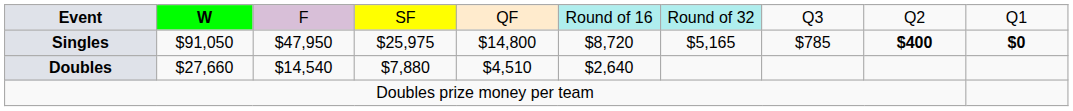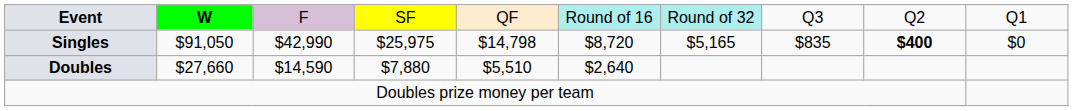(304, 43) $47,950 -> (304, 43) $42,990
(507, 43) $14,800 -> (507, 43) $14,798
(813, 43) $785 -> (813, 43) $835
(1016, 43) bold -> (1016, 43) normal
(304, 68) $14,540 -> (304, 68) $14,590
(507, 68) $4,510 -> (507, 68) $5,510
